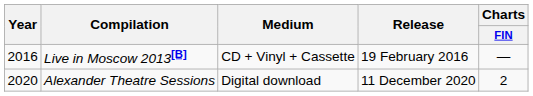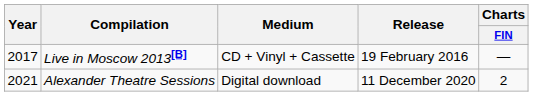(23, 56) 2016 -> (23, 56) 2017
(23, 80) 2020 -> (23, 80) 2021
